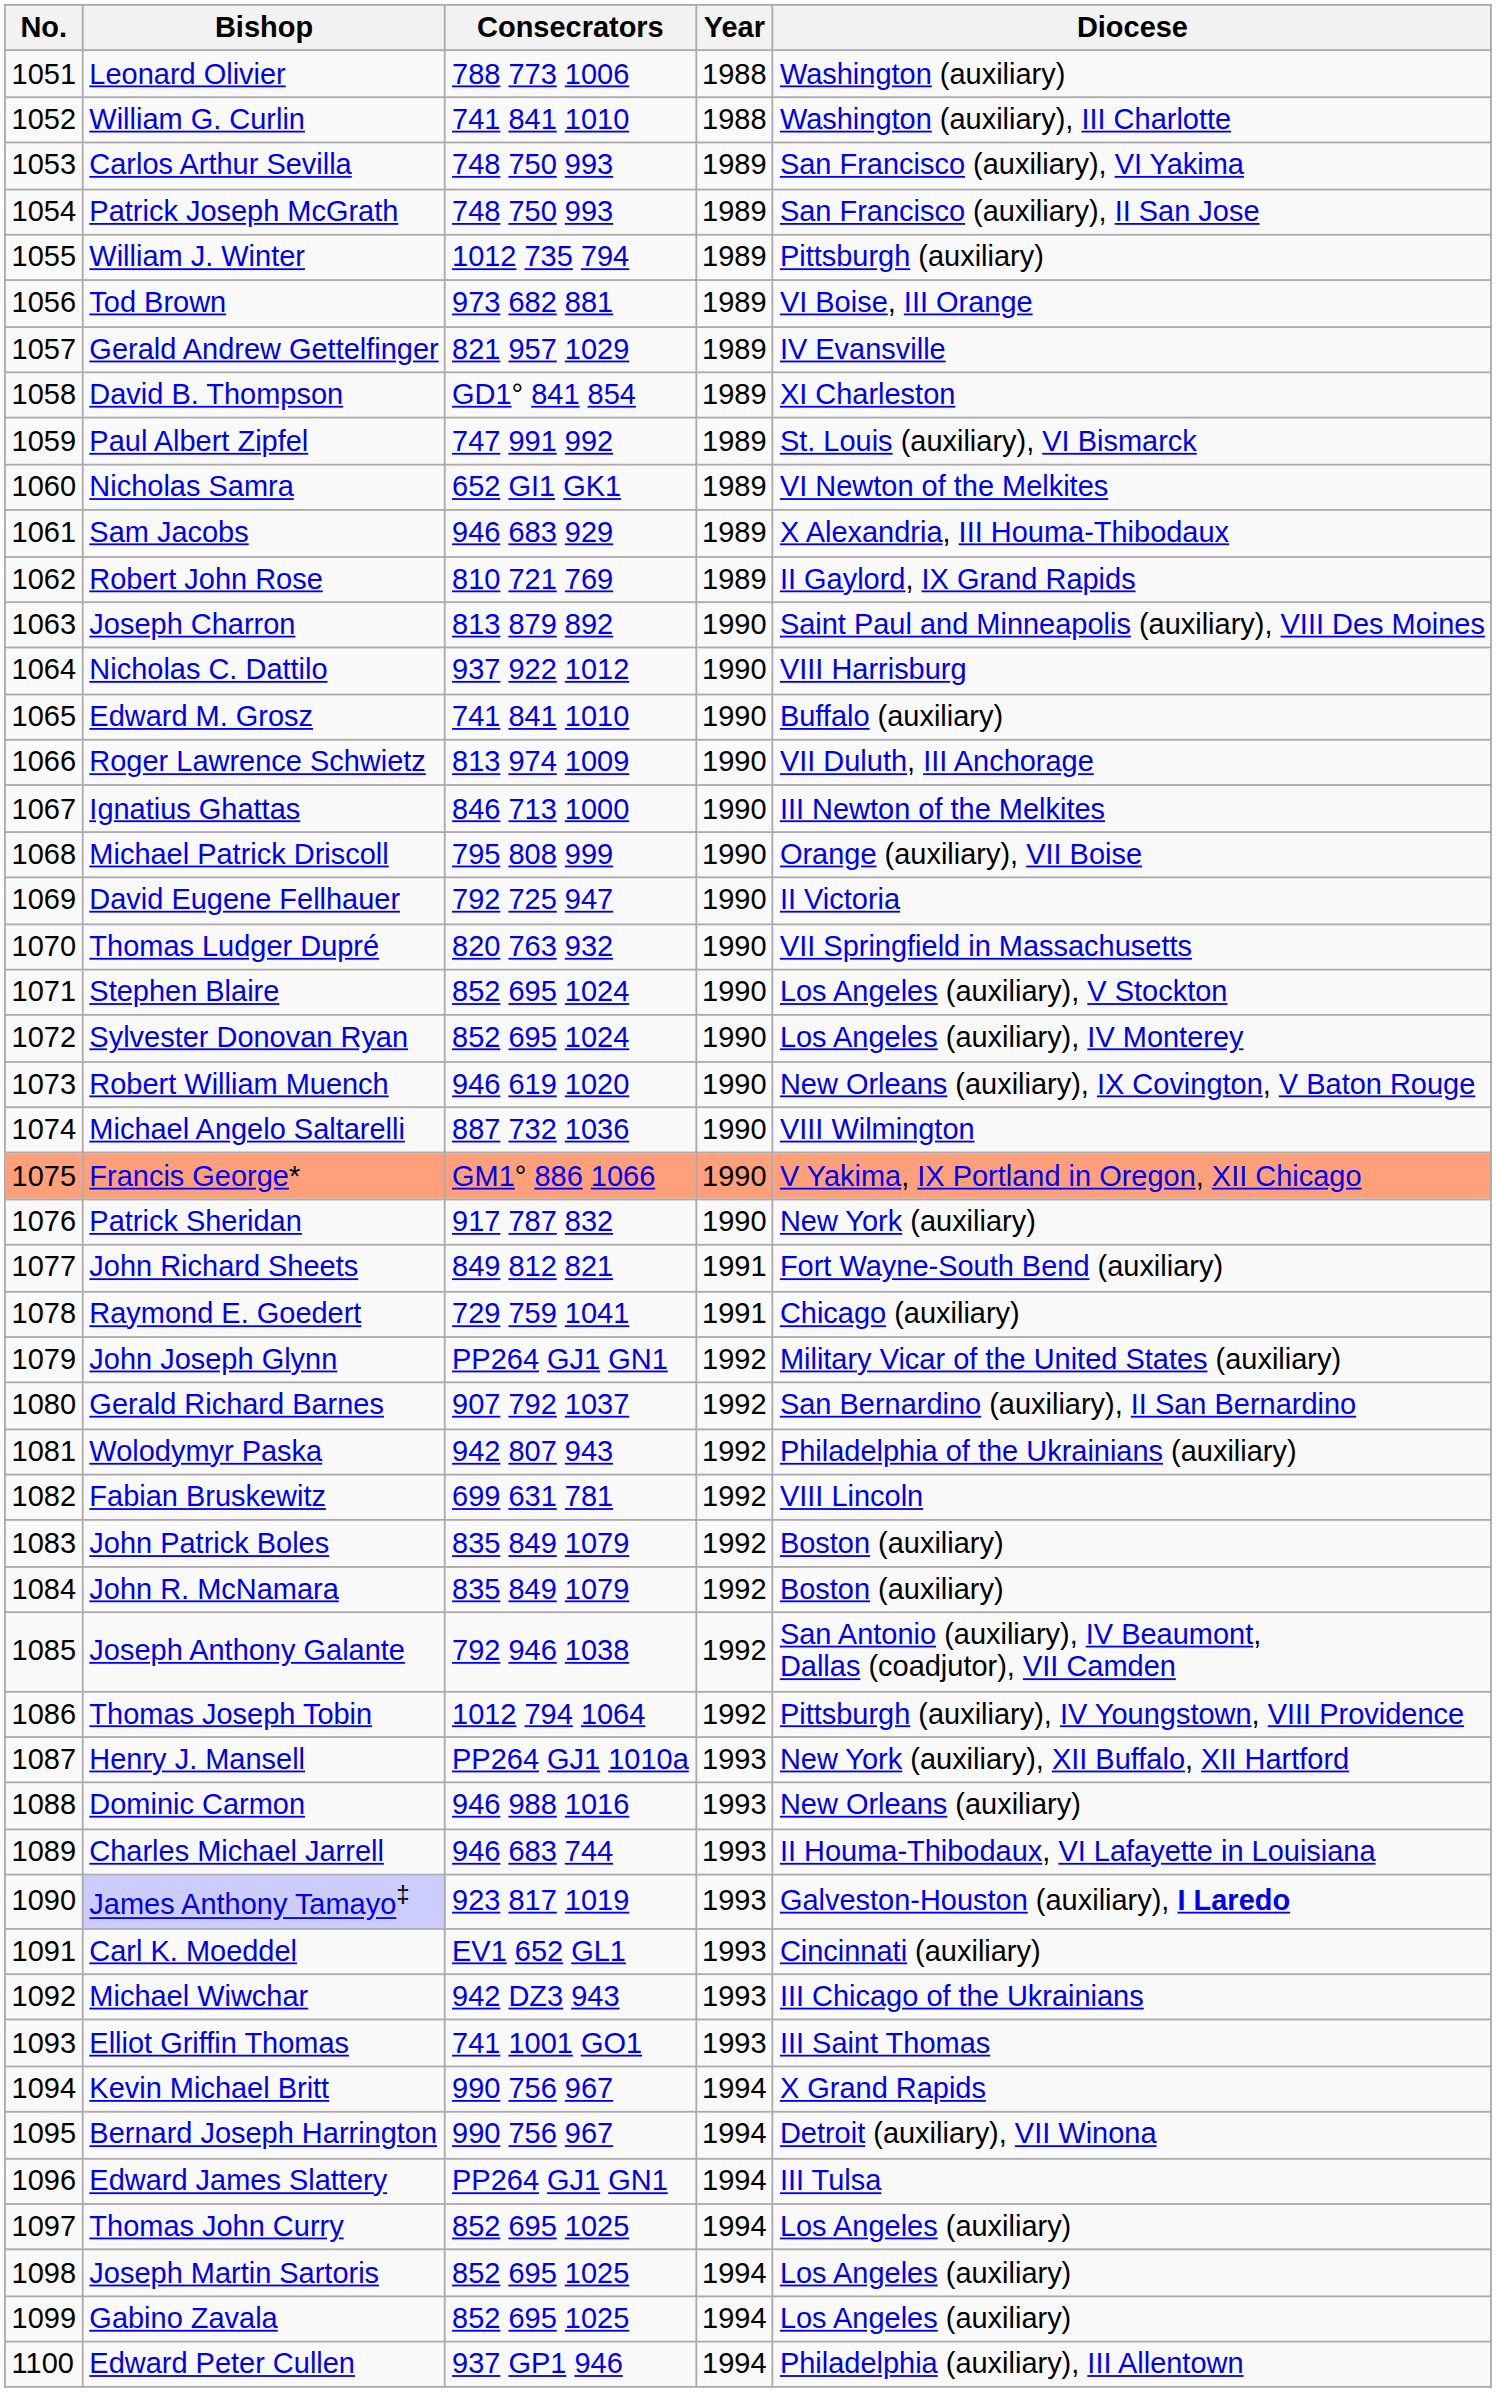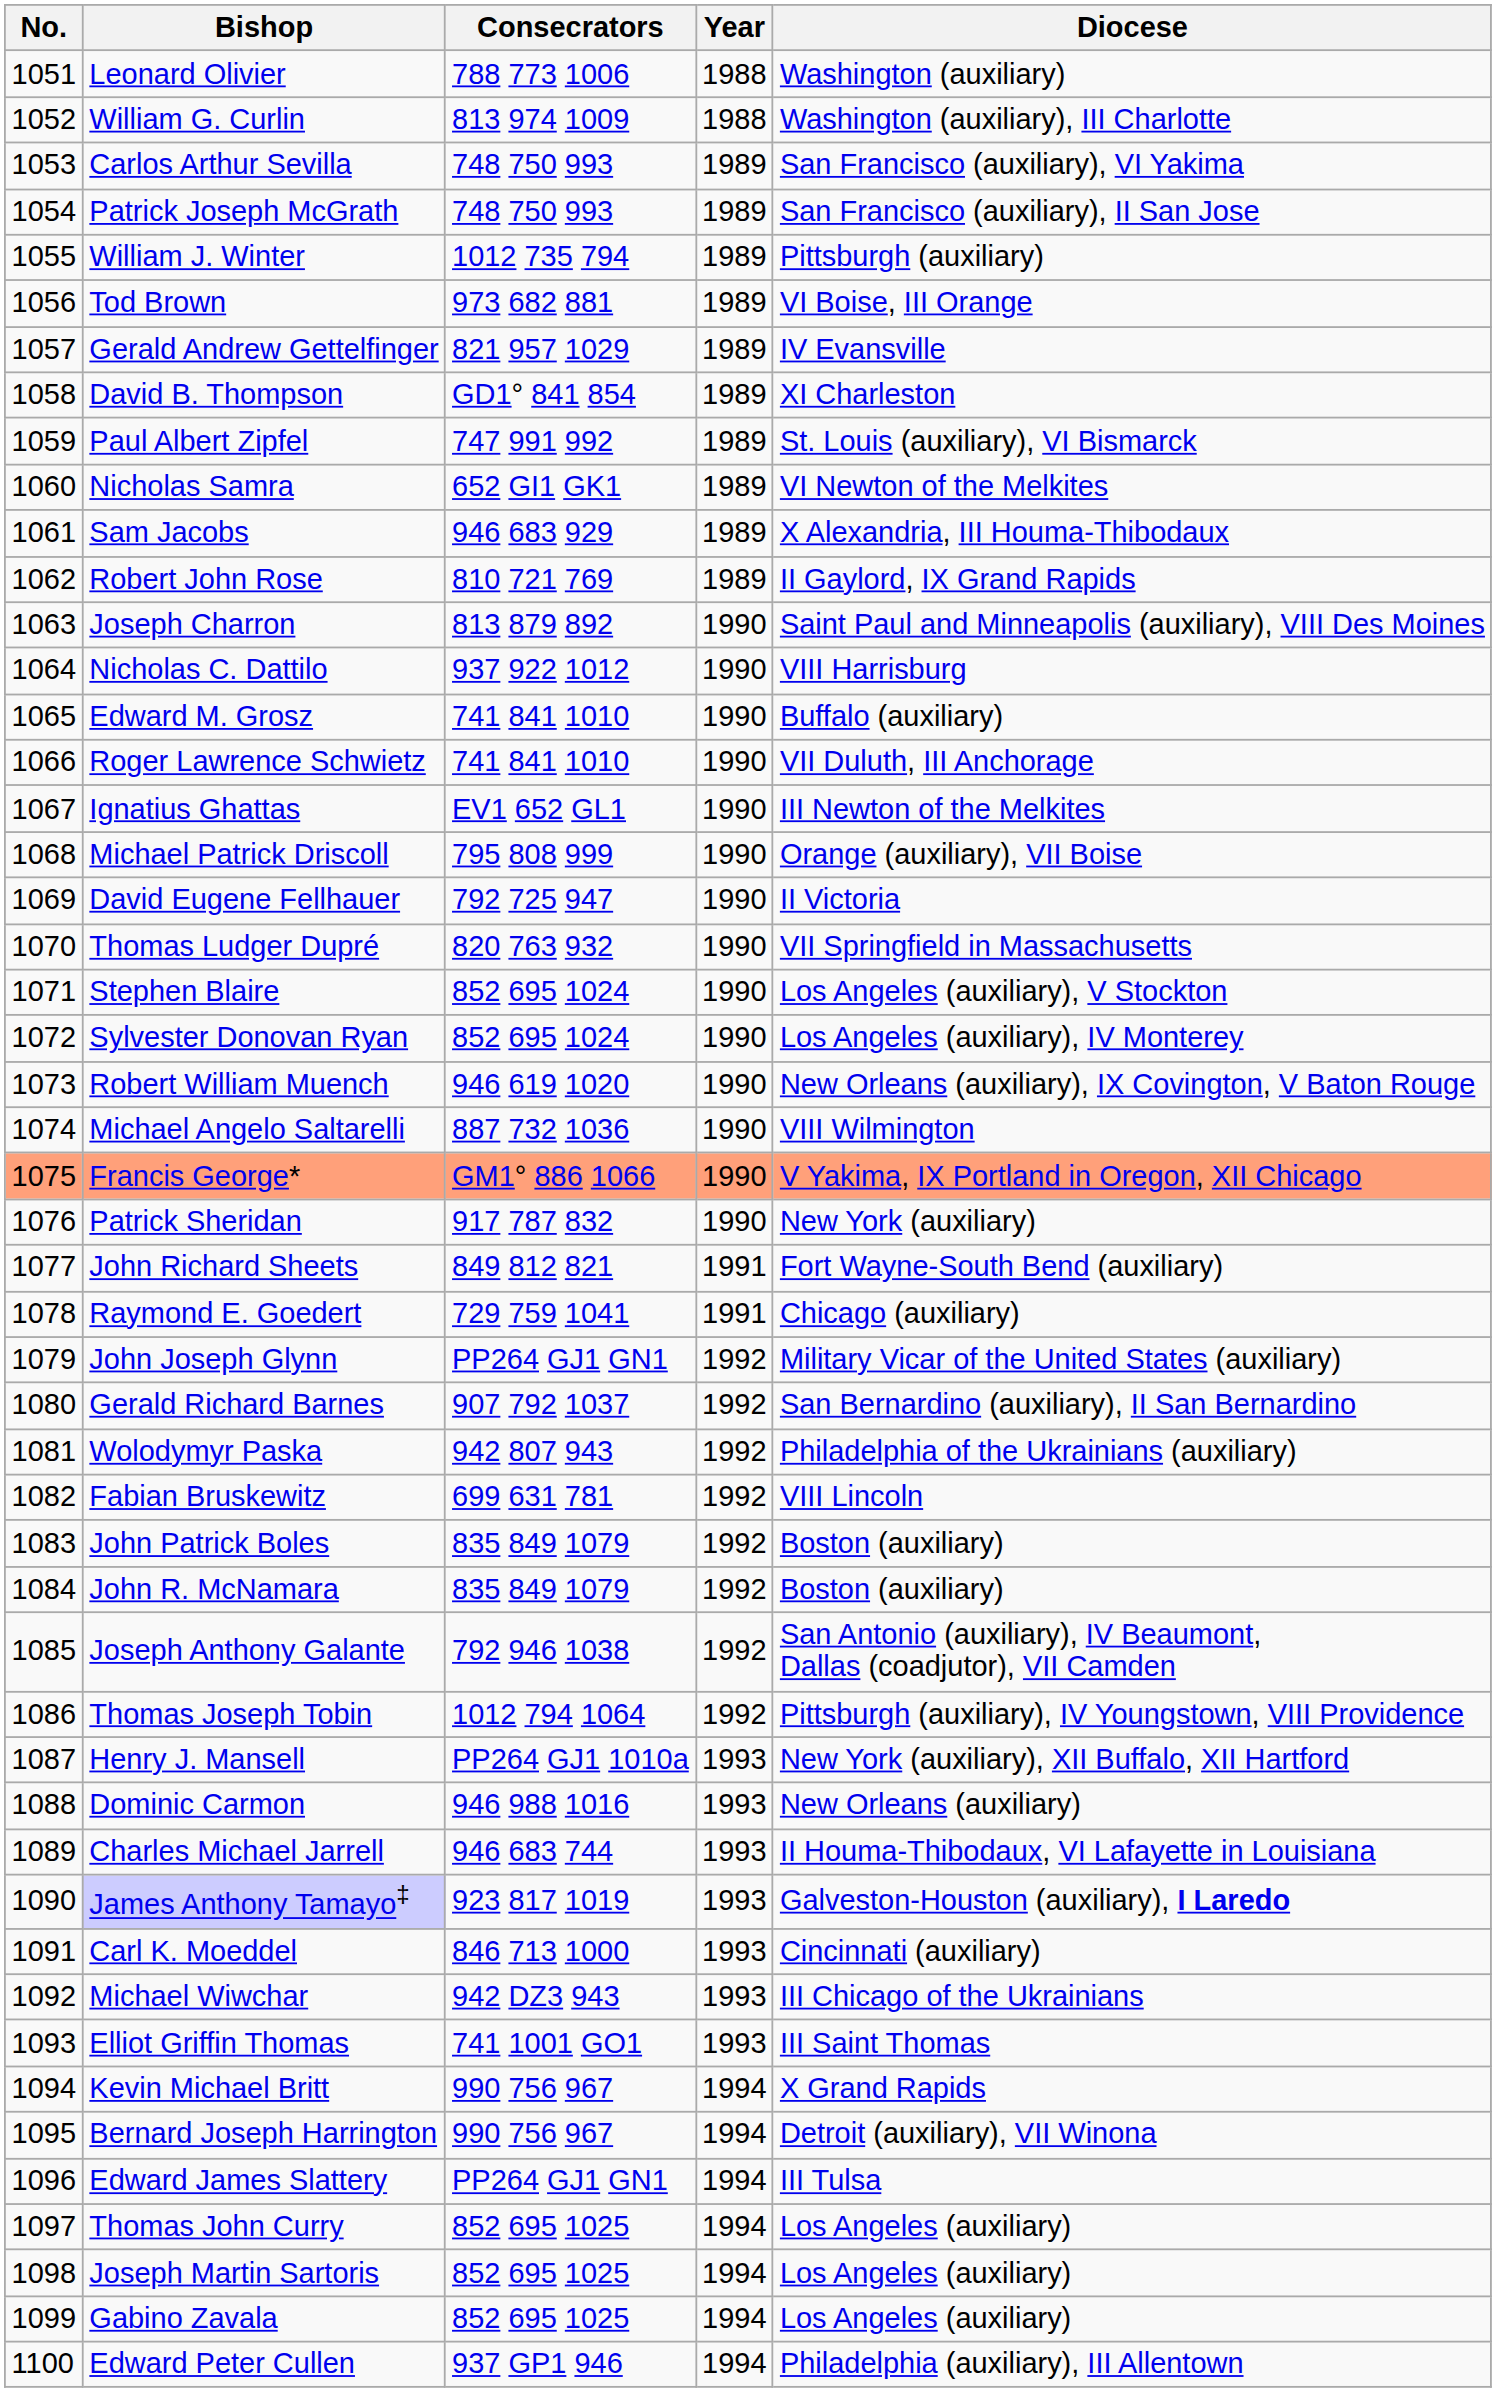(541, 119) 741 841 1010 -> (541, 119) 813 974 1009
(541, 762) 813 974 1009 -> (541, 762) 741 841 1010
(541, 808) 846 713 1000 -> (539, 808) EV1 652 GL1
(539, 1950) EV1 652 GL1 -> (541, 1950) 846 713 1000
